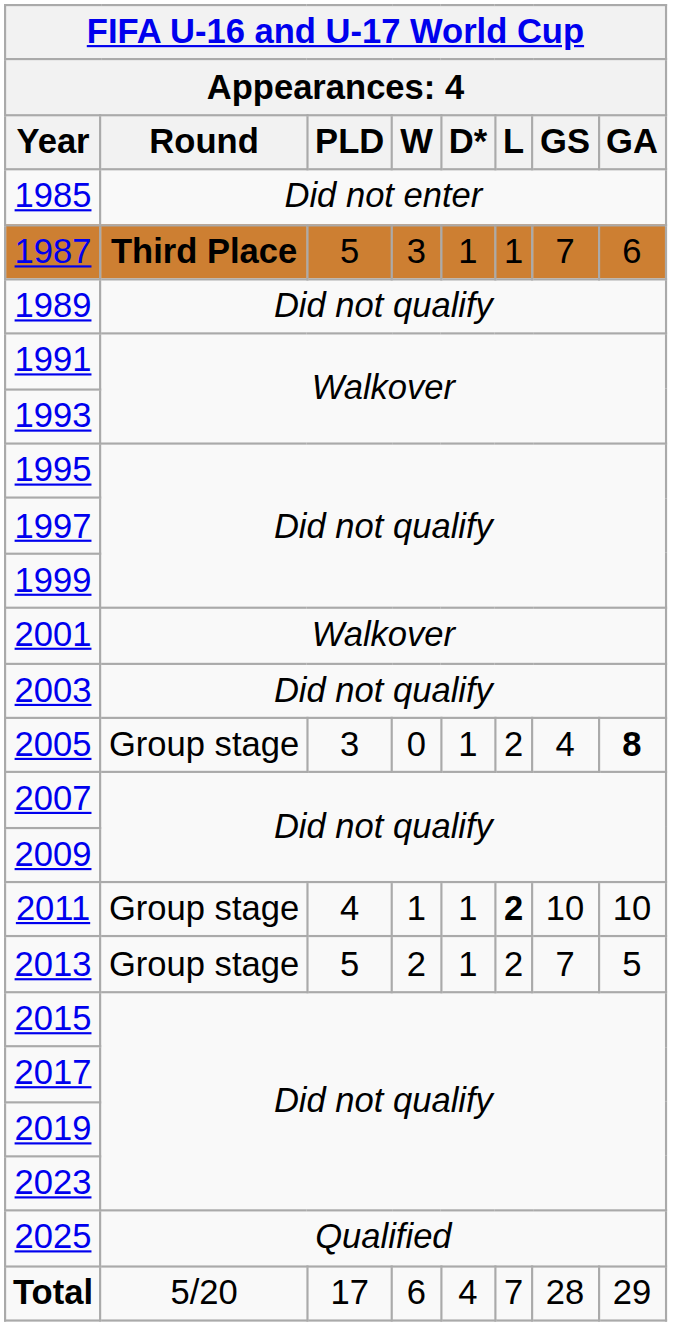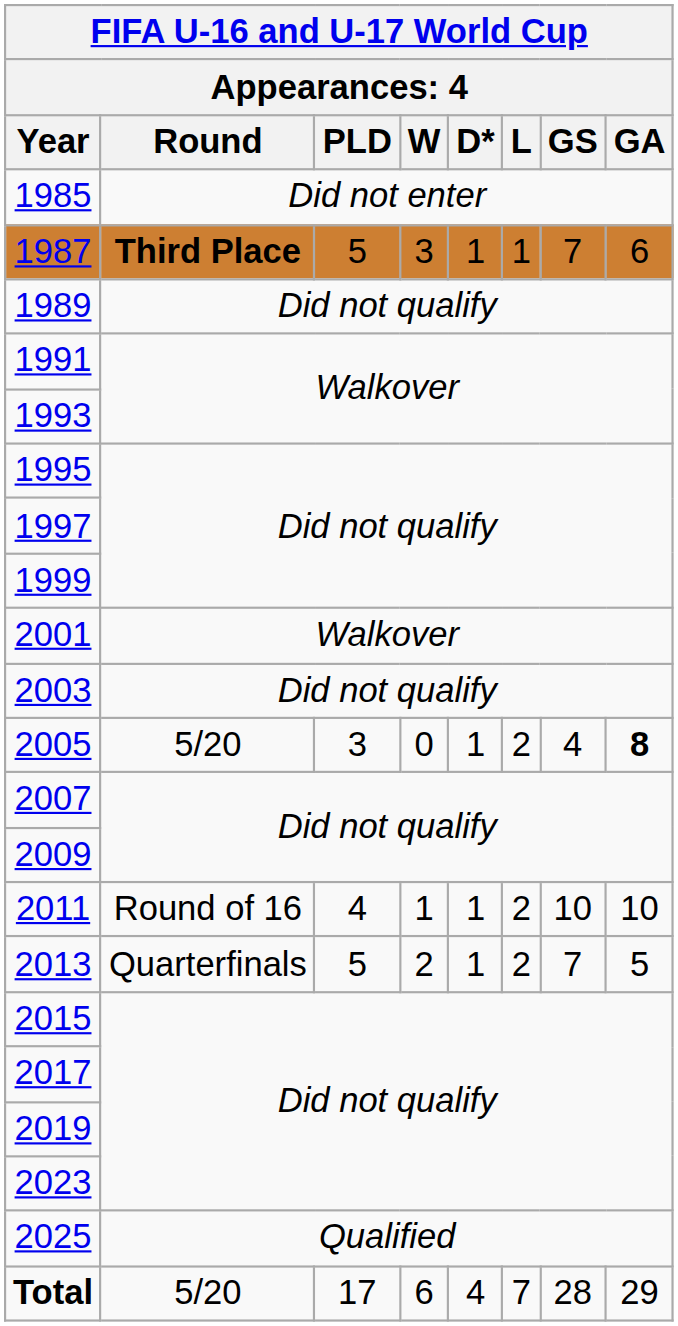(204, 744) Group stage -> (208, 744) 5/20
(204, 908) Group stage -> (208, 908) Round of 16
(514, 908) bold -> (521, 908) normal
(204, 963) Group stage -> (208, 963) Quarterfinals
